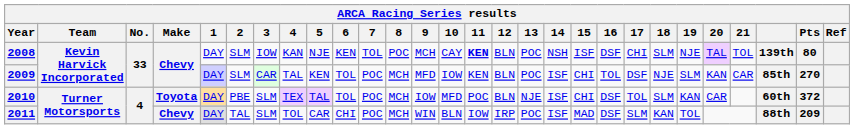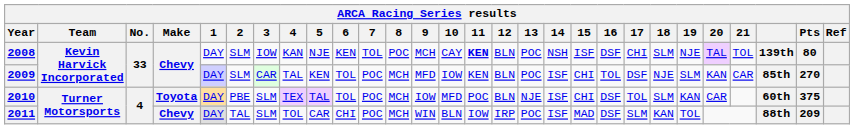(810, 96) 372 -> (810, 96) 375
